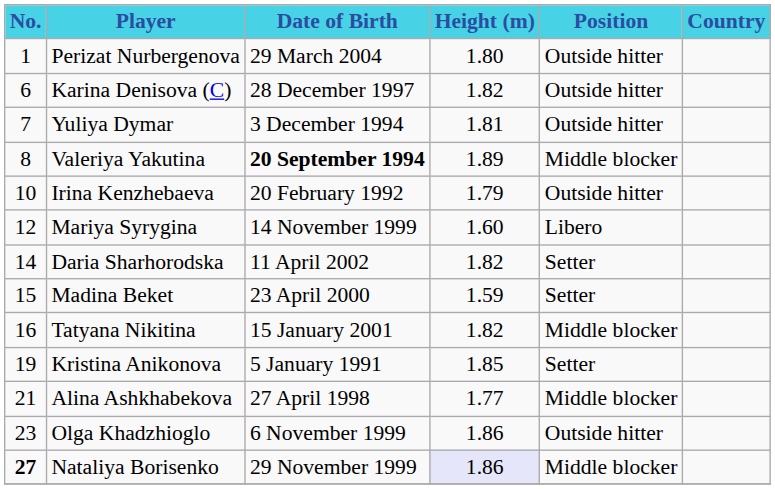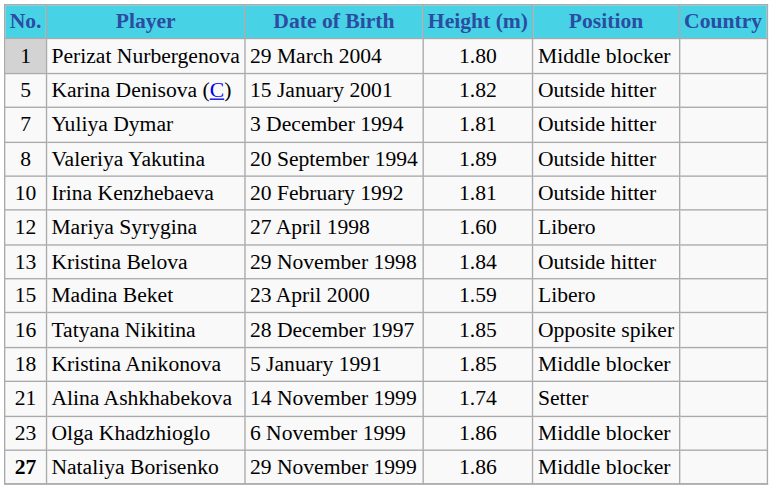(26, 55) no background -> (26, 55) lightgrey background
(604, 55) Outside hitter -> (604, 55) Middle blocker
(26, 90) 6 -> (26, 90) 5
(332, 90) 28 December 1997 -> (321, 90) 15 January 2001
(337, 158) bold -> (334, 158) normal
(611, 158) Middle blocker -> (597, 158) Outside hitter
(485, 192) 1.79 -> (478, 192) 1.81
(333, 227) 14 November 1999 -> (310, 227) 27 April 1998
+ row: (120, 261)
- row: (137, 261)
(570, 295) Setter -> (567, 295) Libero
(321, 329) 15 January 2001 -> (332, 329) 28 December 1997
(485, 329) 1.82 -> (478, 329) 1.85
(611, 329) Middle blocker -> (606, 329) Opposite spiker
(26, 364) 19 -> (26, 364) 18
(570, 364) Setter -> (604, 364) Middle blocker
(310, 398) 27 April 1998 -> (333, 398) 14 November 1999
(485, 398) 1.77 -> (478, 398) 1.74
(611, 398) Middle blocker -> (563, 398) Setter
(604, 432) Outside hitter -> (604, 432) Middle blocker
(485, 466) lavender background -> (478, 466) no background
